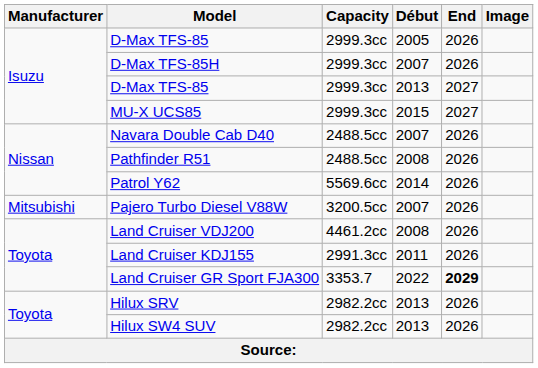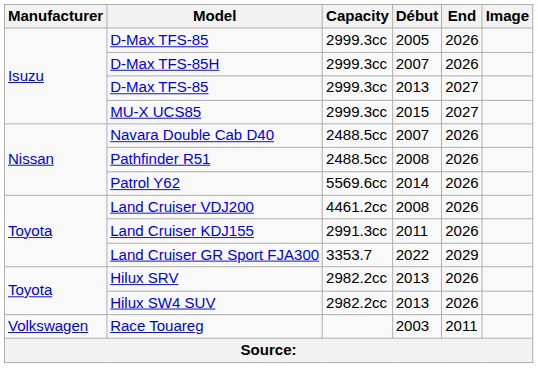- row: (199, 207)
(462, 278) bold -> (462, 254) normal
+ row: (157, 326)
